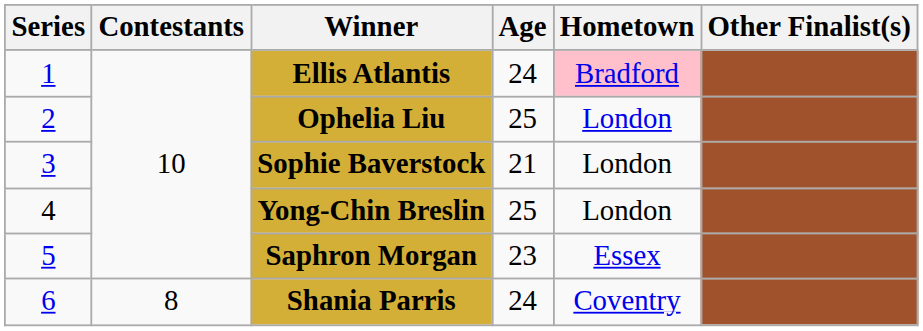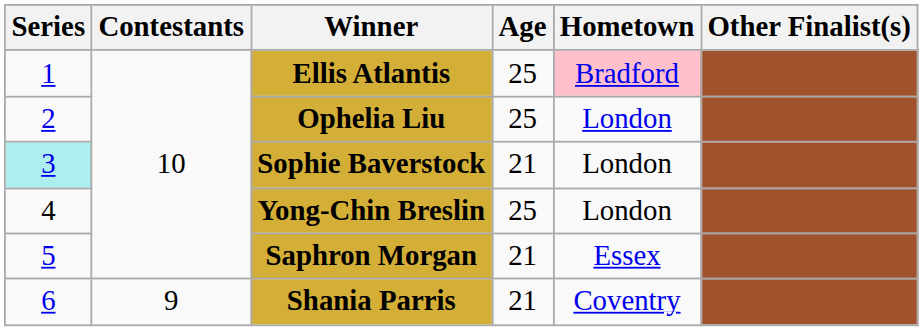(523, 73) 24 -> (523, 73) 25
(48, 164) no background -> (48, 164) paleturquoise background
(523, 255) 23 -> (523, 255) 21
(171, 301) 8 -> (171, 301) 9
(523, 301) 24 -> (523, 301) 21
